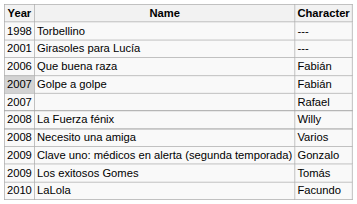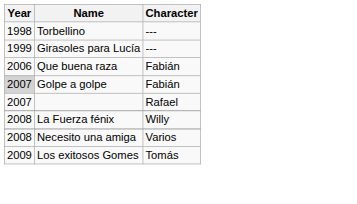(19, 48) 2001 -> (19, 48) 1999
- row: (165, 155)
- row: (54, 191)
